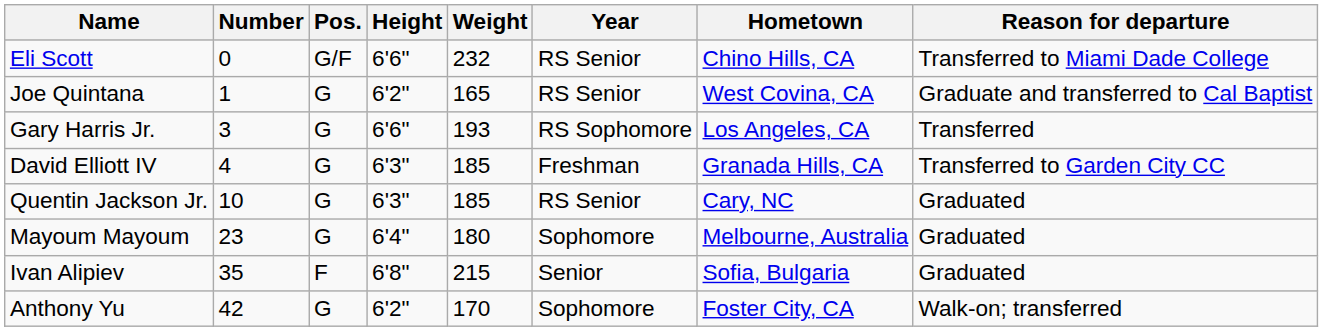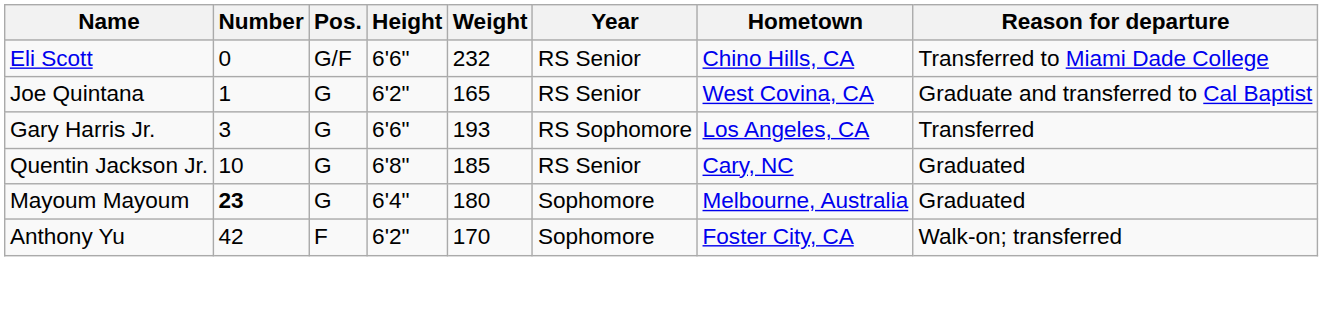- row: (83, 165)
(391, 201) 6'3" -> (391, 165) 6'8"
(231, 237) normal -> (231, 201) bold
- row: (67, 272)
(323, 308) G -> (321, 237) F
